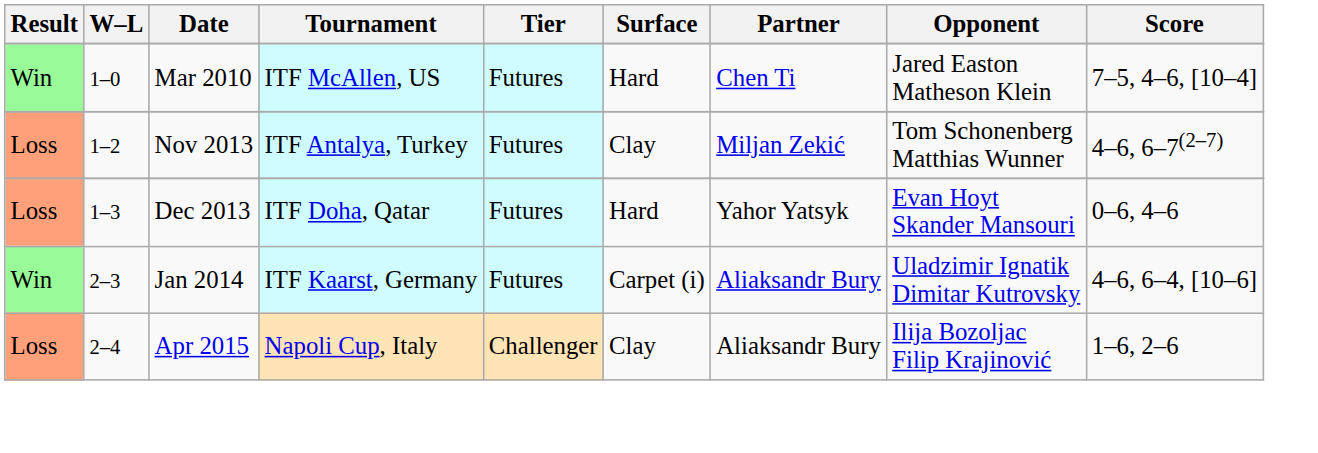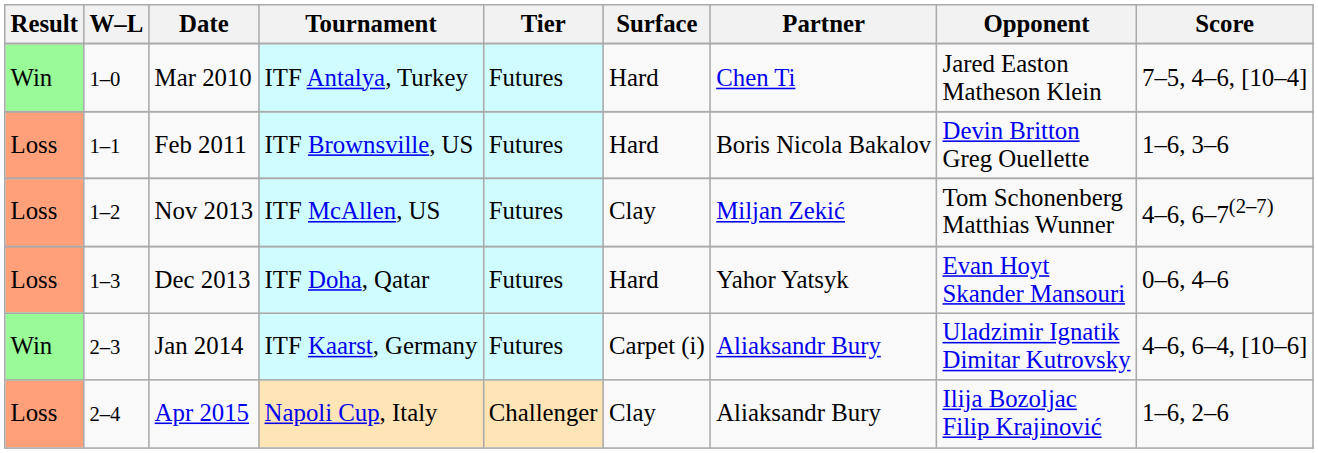(352, 77) ITF McAllen, US -> (366, 77) ITF Antalya, Turkey
+ row: (201, 144)
(366, 144) ITF Antalya, Turkey -> (352, 211) ITF McAllen, US
